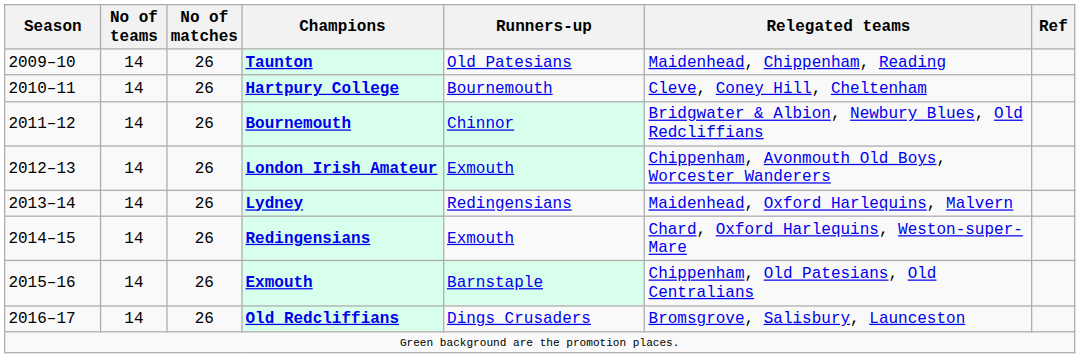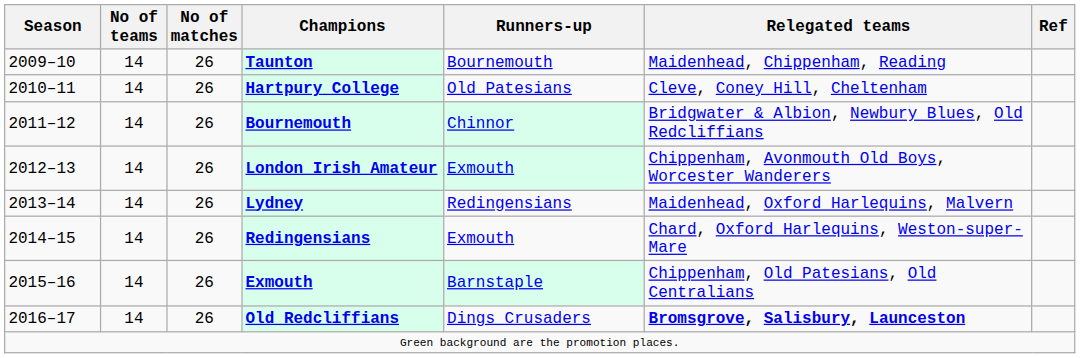(509, 62) Old Patesians -> (500, 62) Bournemouth
(500, 88) Bournemouth -> (509, 88) Old Patesians
(807, 318) normal -> (807, 318) bold
